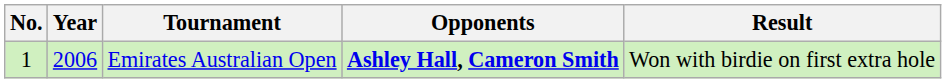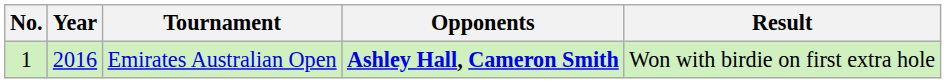(75, 59) 2006 -> (75, 59) 2016
